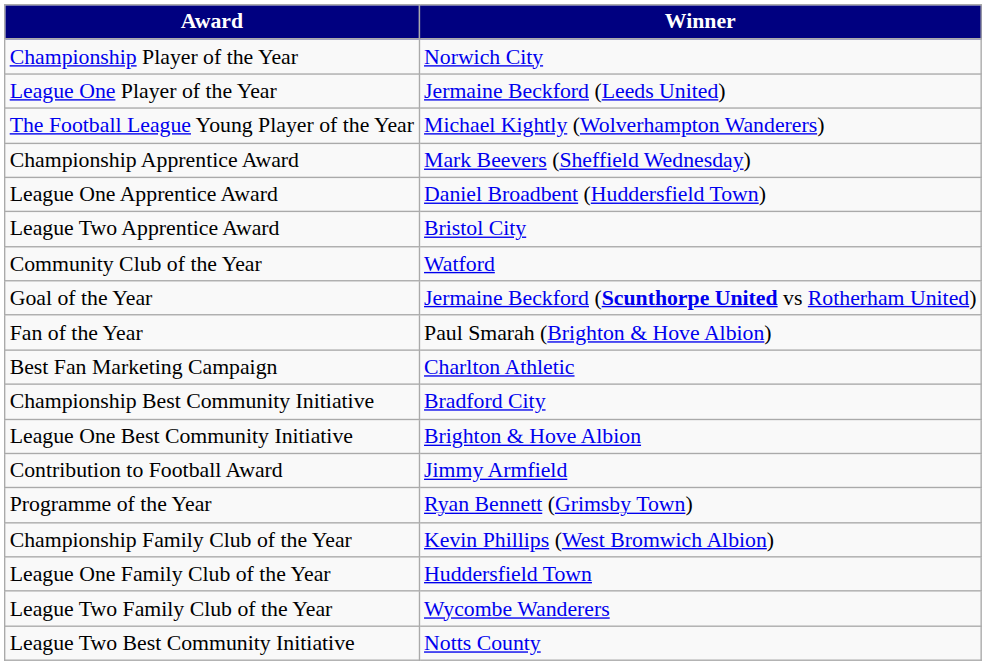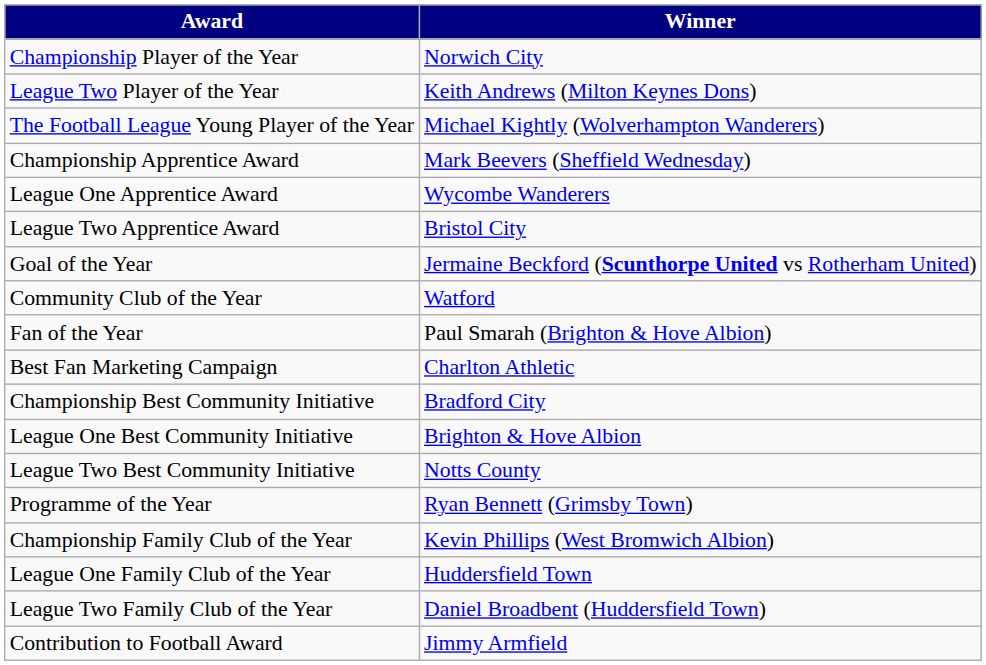- row: (143, 90)
+ row: (144, 90)
(595, 194) Daniel Broadbent (Huddersfield Town) -> (517, 194) Wycombe Wanderers
rows swapped: (81, 297) <-> (136, 263)
rows swapped: (182, 642) <-> (146, 470)
(517, 608) Wycombe Wanderers -> (595, 608) Daniel Broadbent (Huddersfield Town)
